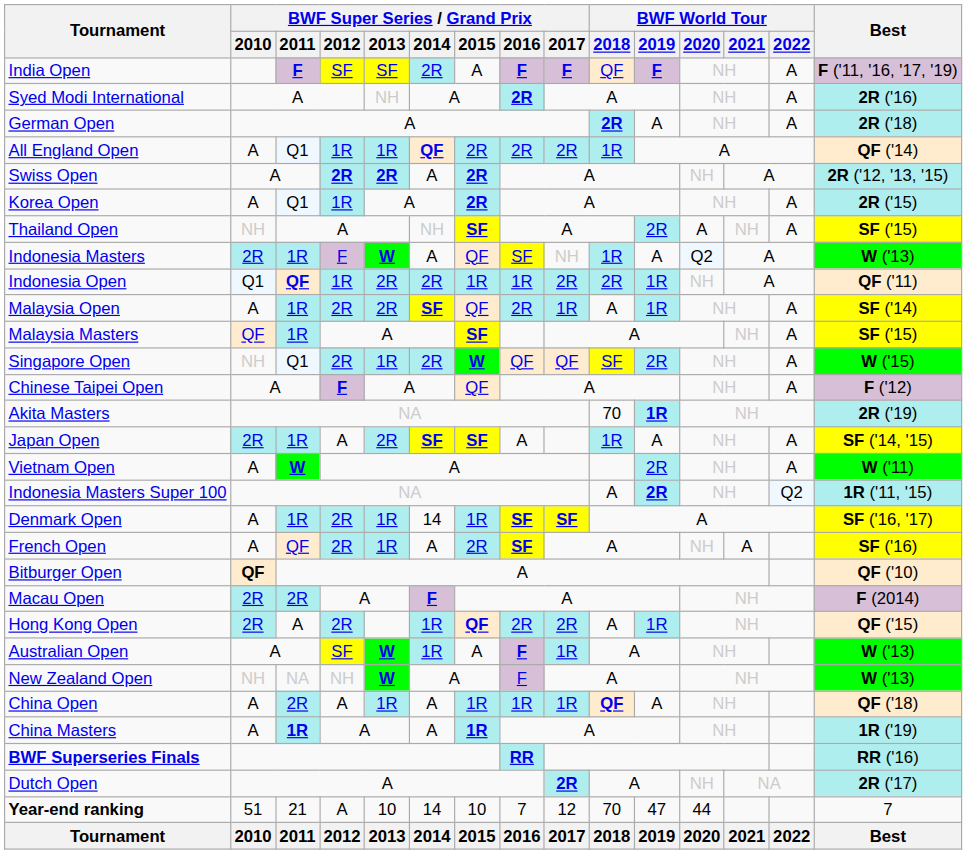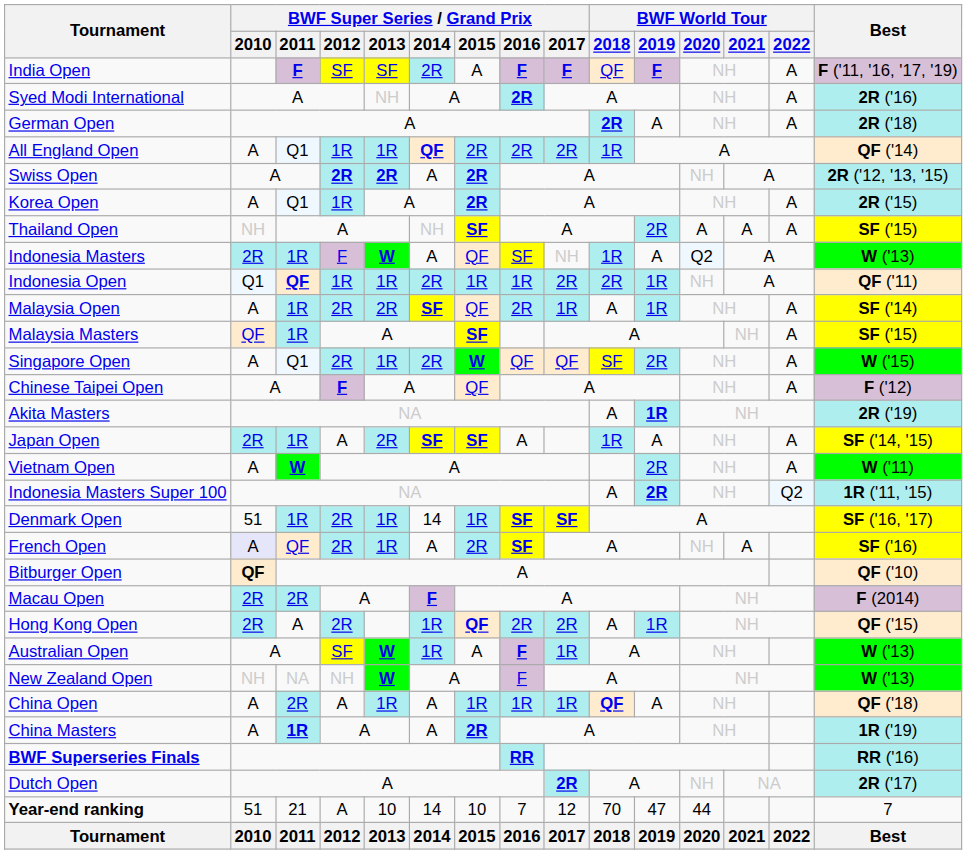(747, 229) NH -> (747, 229) A
(387, 282) 2R -> (387, 282) 1R
(253, 361) NH -> (253, 361) A
(612, 414) 70 -> (612, 414) A
(253, 520) A -> (253, 520) 51
(253, 546) no background -> (253, 546) lavender background
(477, 731) 1R -> (477, 731) 2R
